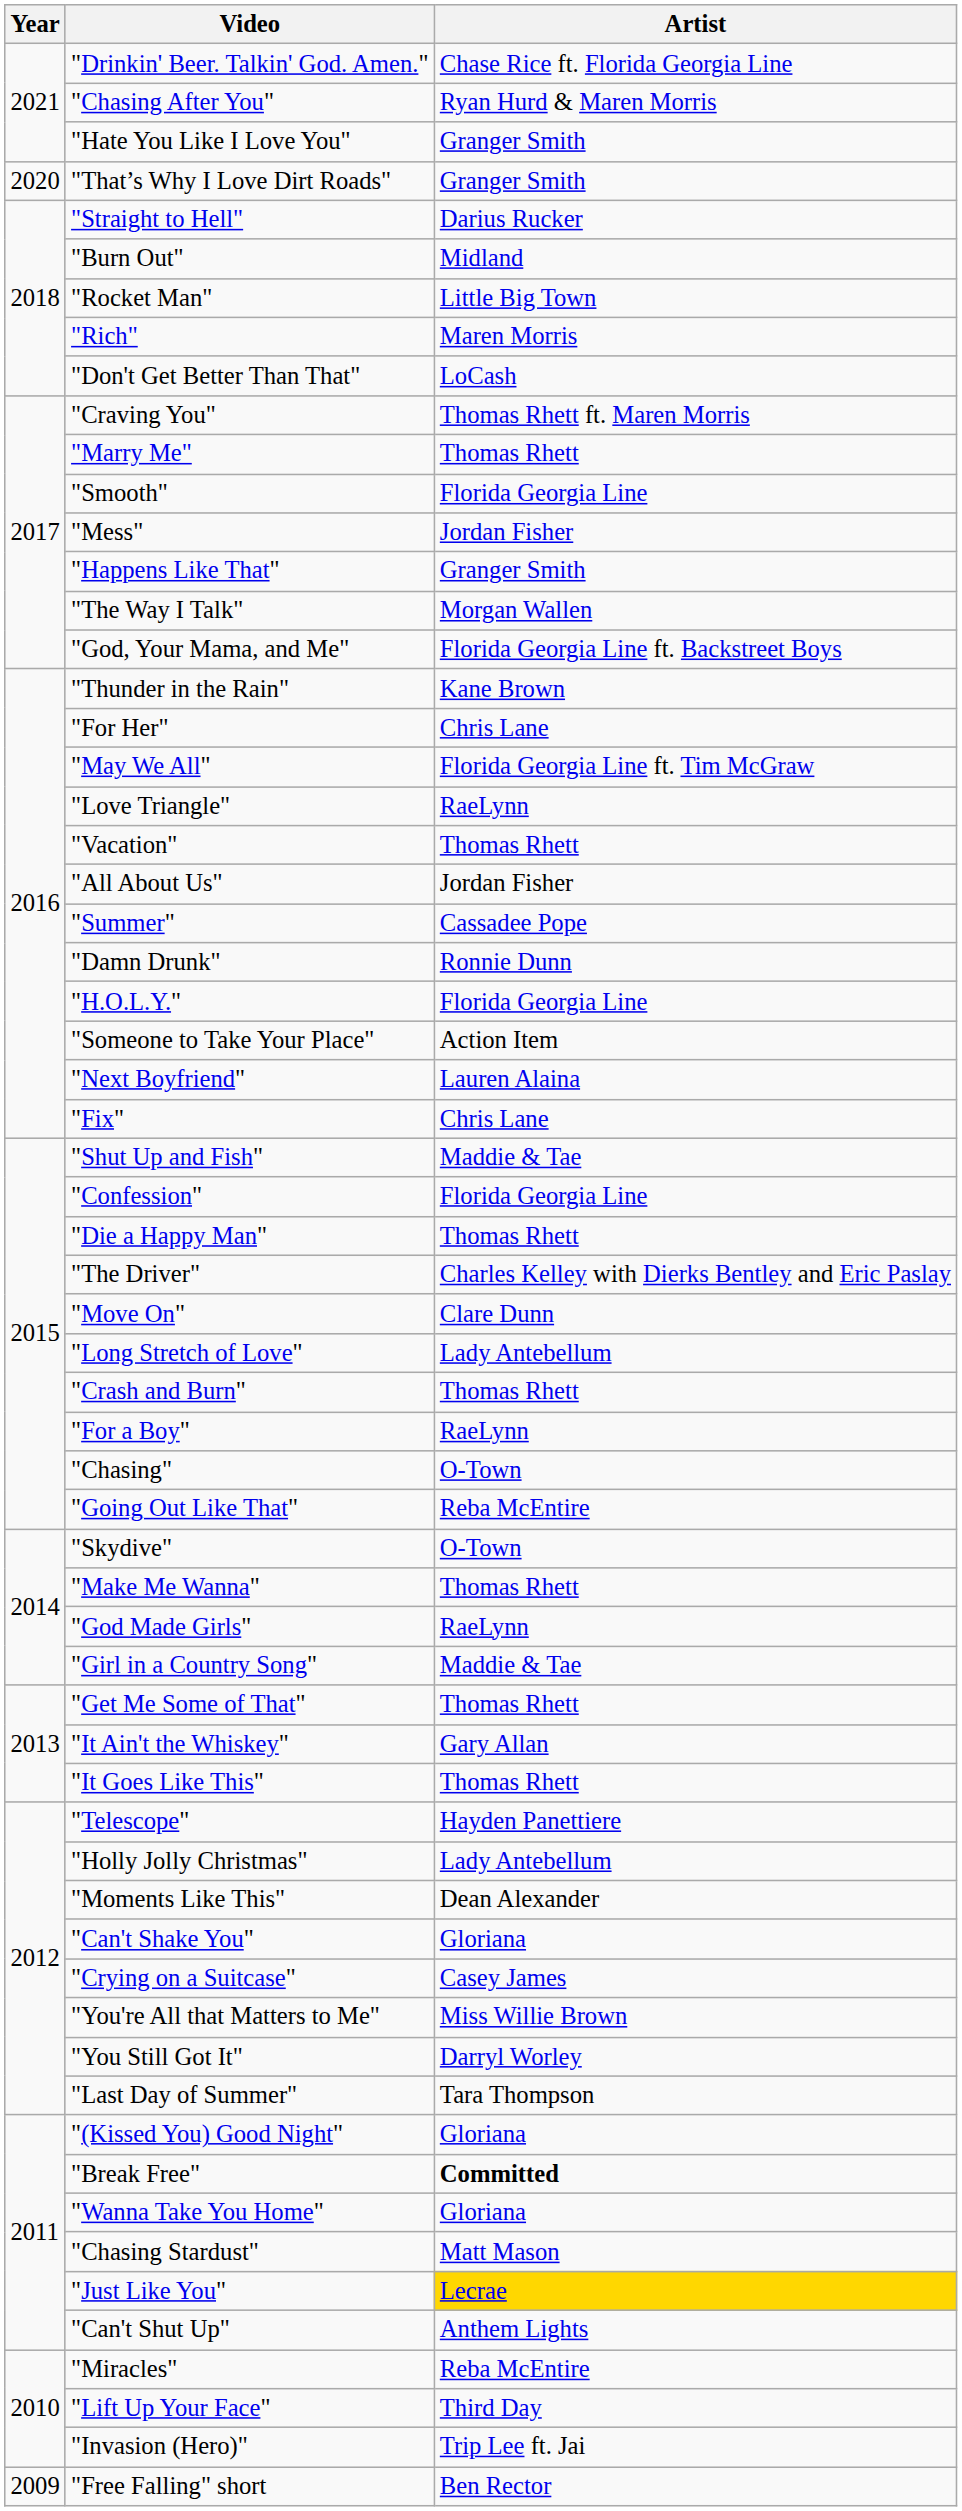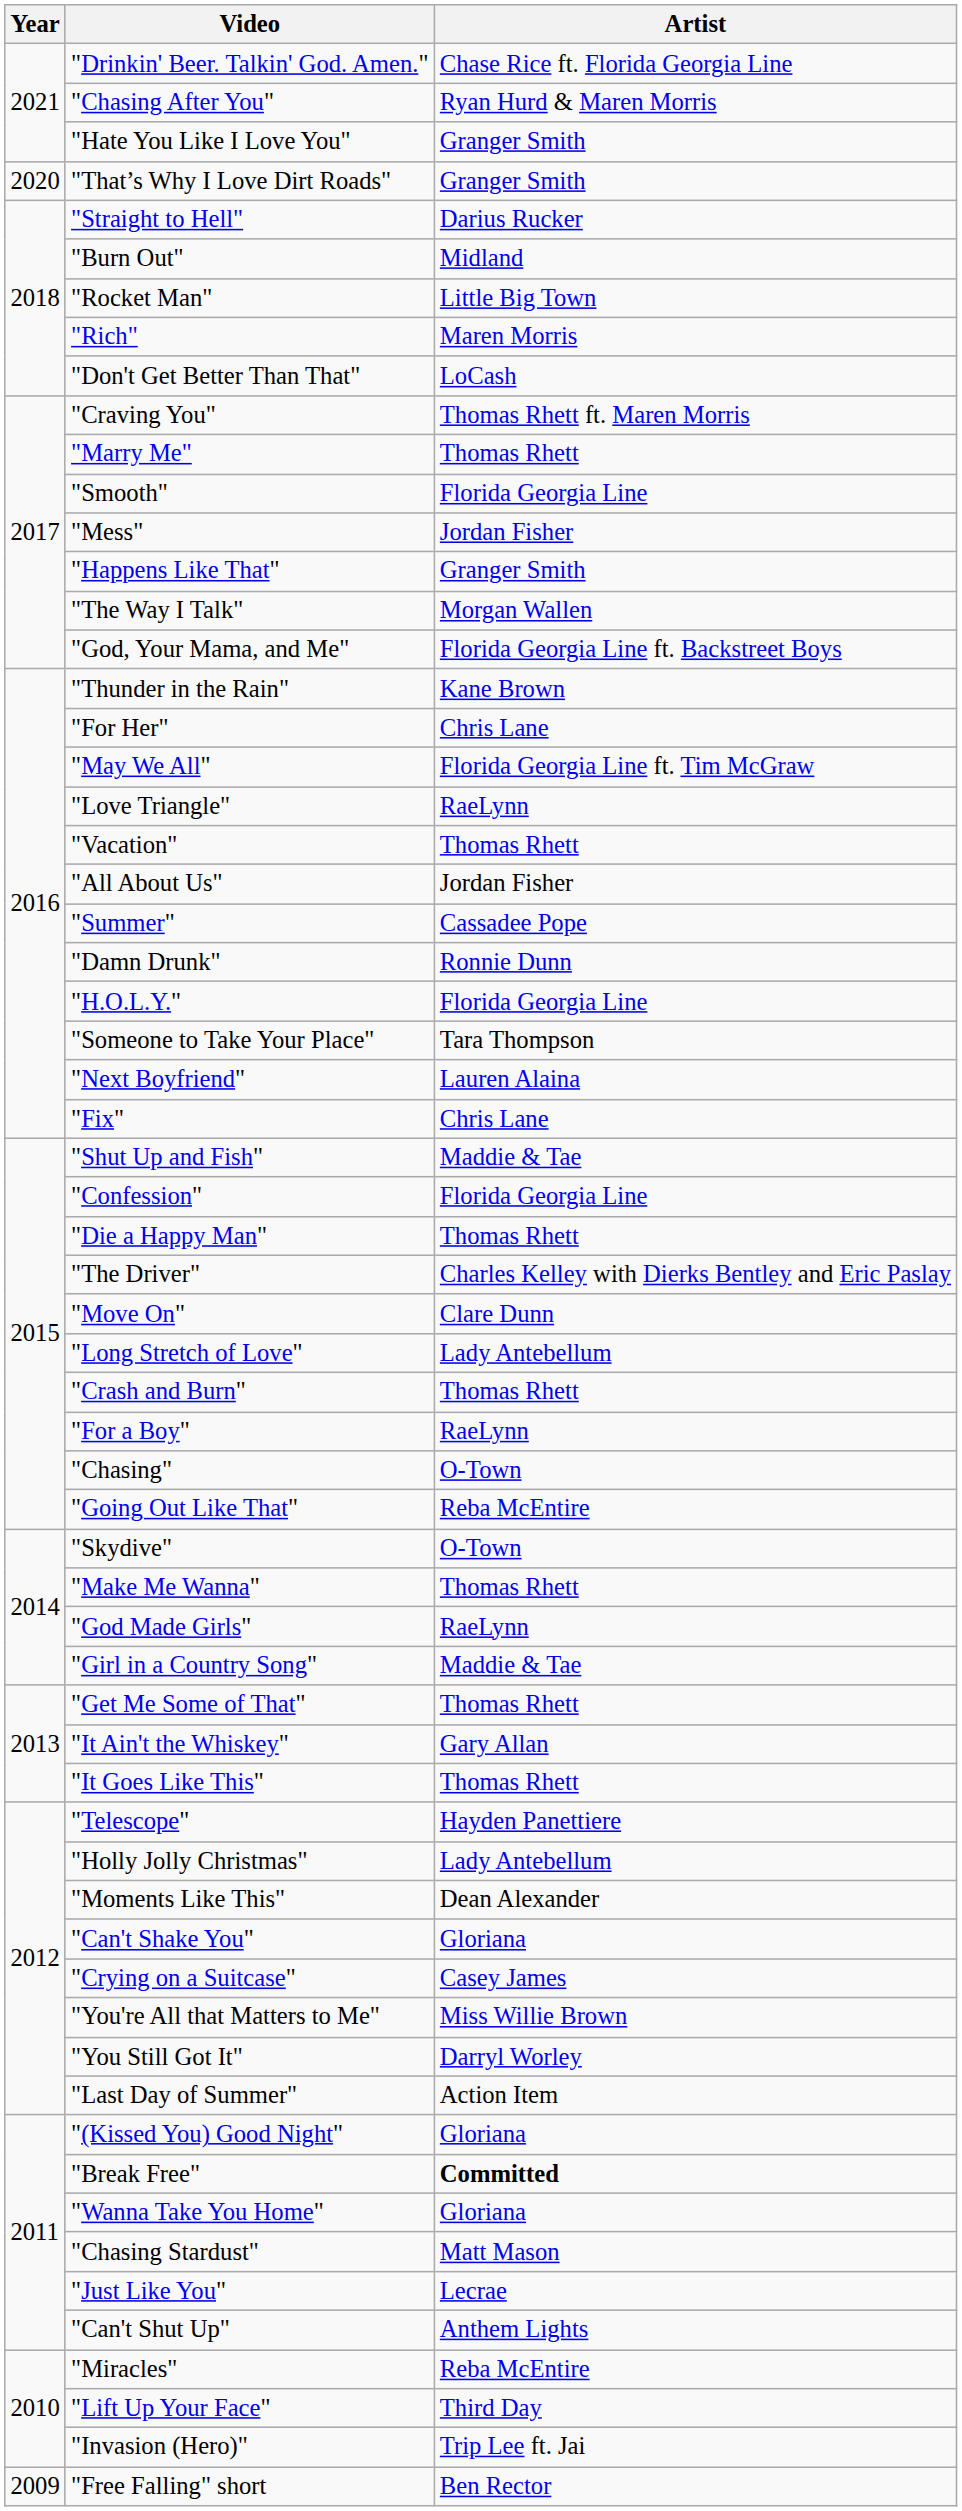(499, 1040) Action Item -> (517, 1040) Tara Thompson
(517, 2095) Tara Thompson -> (499, 2095) Action Item
(473, 2290) gold background -> (473, 2290) no background
